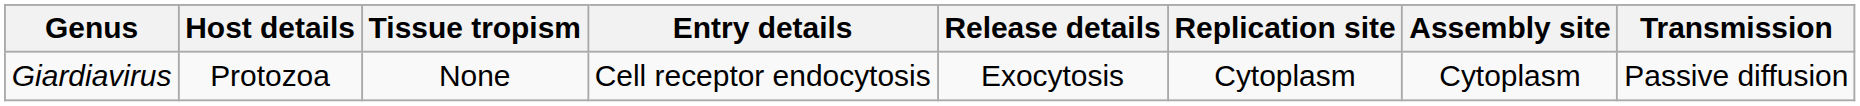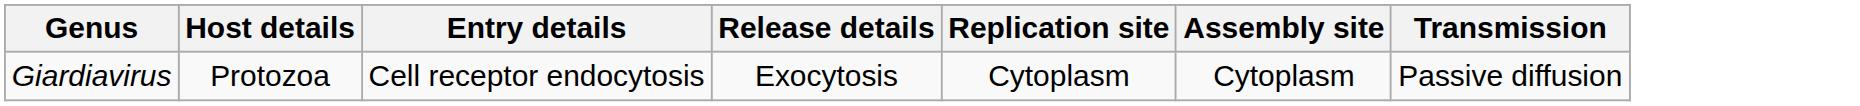- column: (475, 28)
